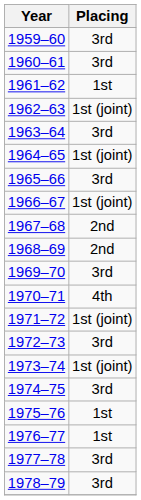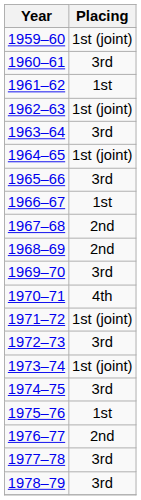(102, 39) 3rd -> (102, 39) 1st (joint)
(102, 202) 1st (joint) -> (102, 202) 1st
(102, 436) 1st -> (102, 436) 2nd
